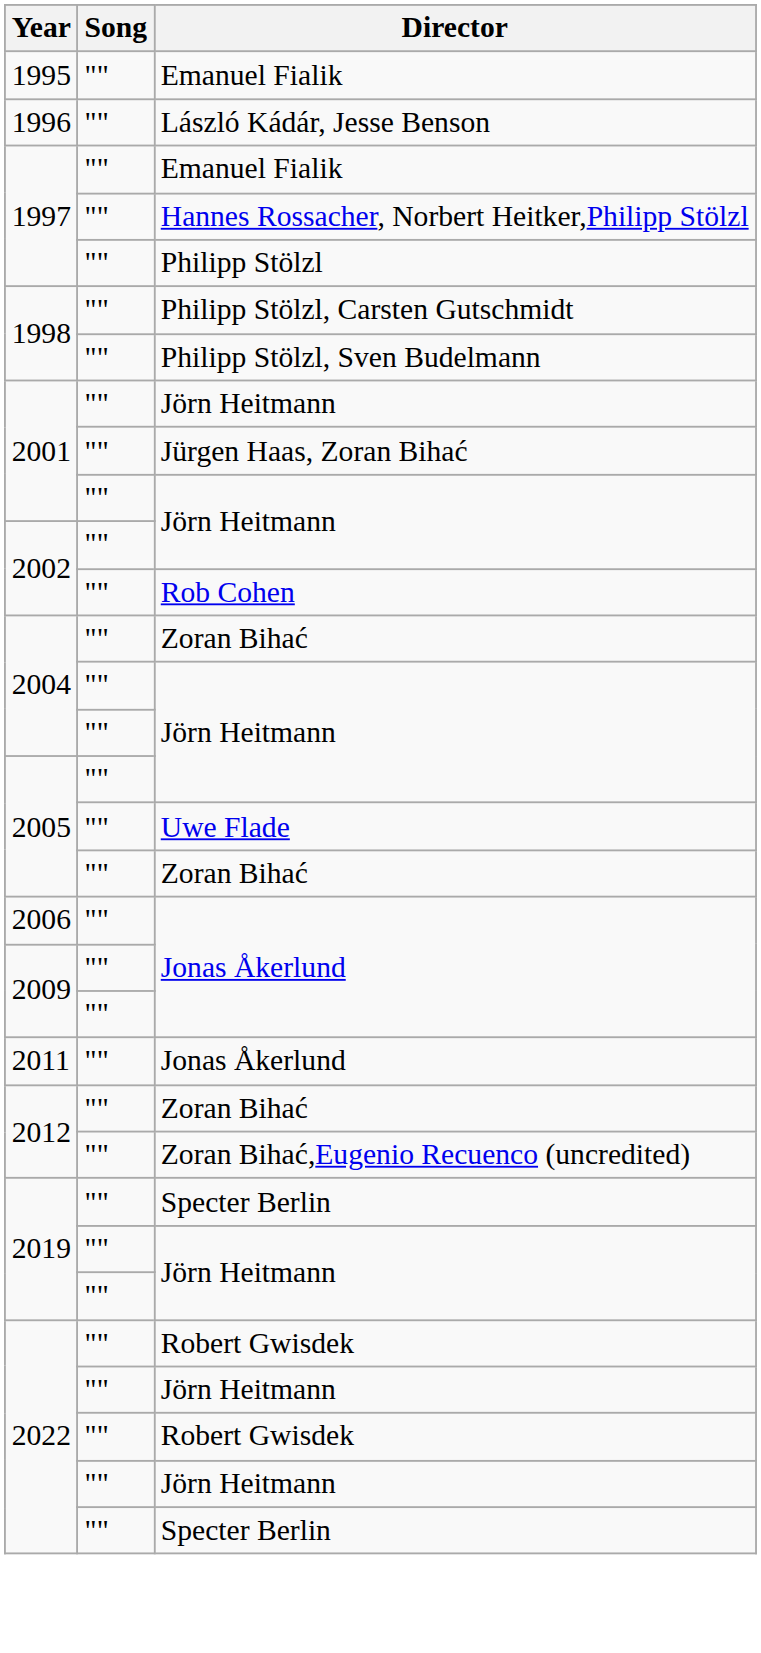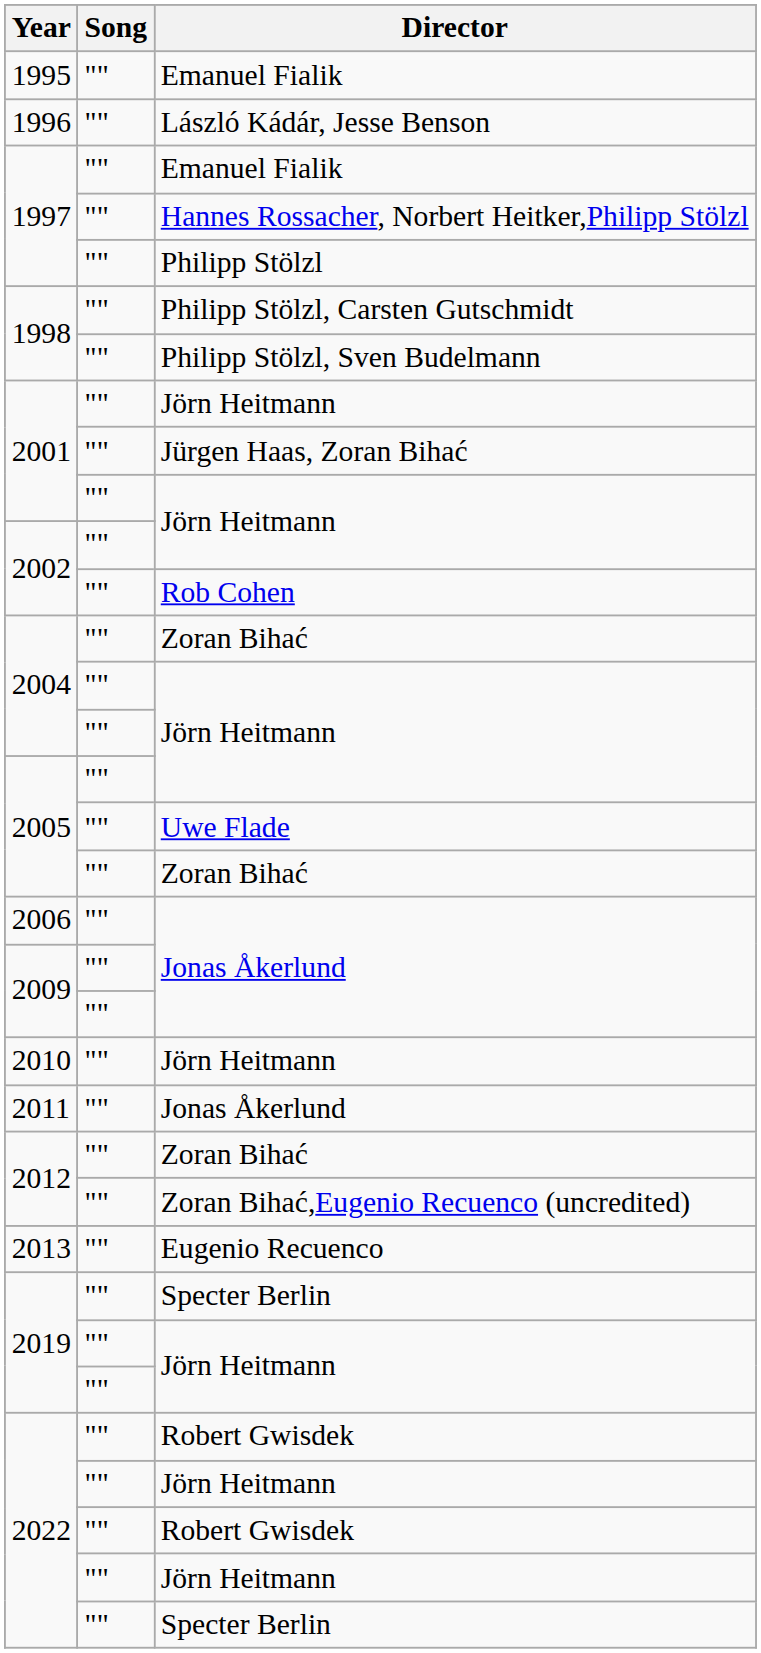+ row: (41, 1060)
+ row: (41, 1248)
